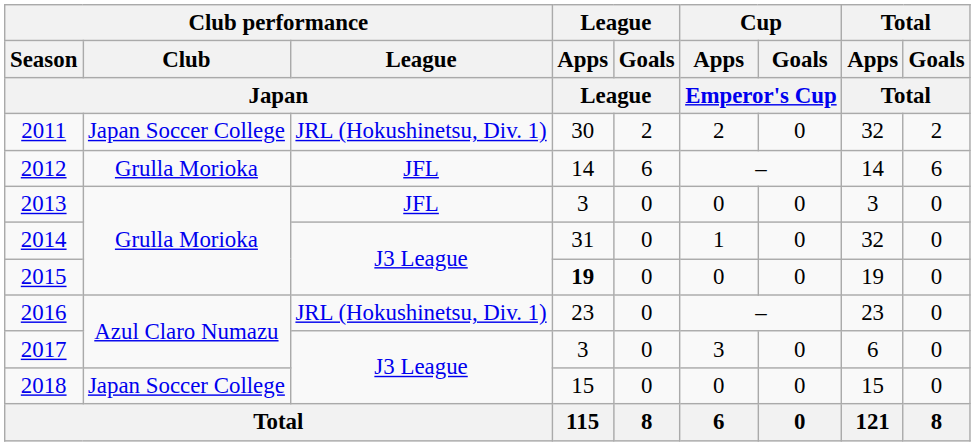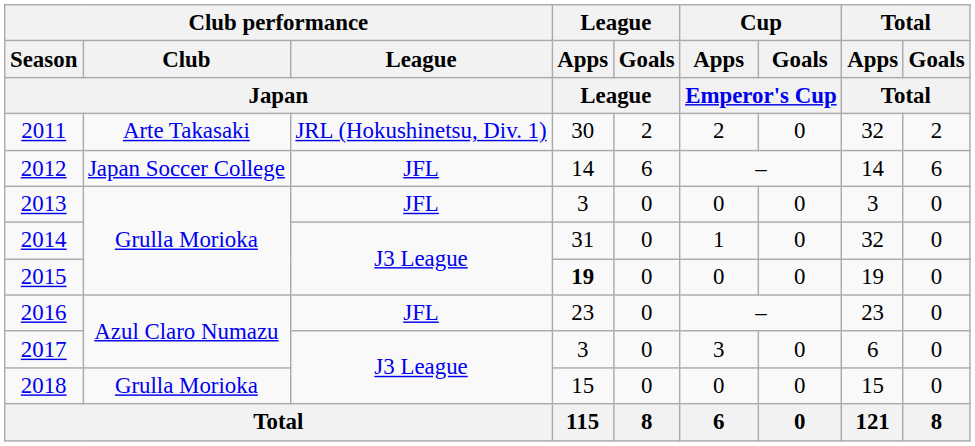(186, 131) Japan Soccer College -> (186, 131) Arte Takasaki
(186, 167) Grulla Morioka -> (186, 167) Japan Soccer College
(421, 312) JRL (Hokushinetsu, Div. 1) -> (421, 312) JFL
(186, 385) Japan Soccer College -> (186, 385) Grulla Morioka
